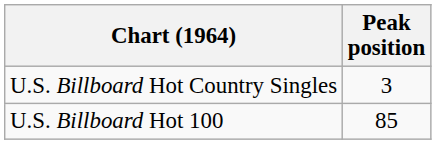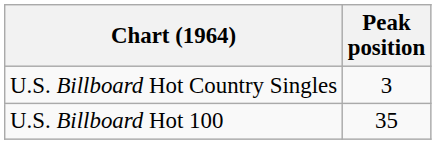(386, 120) 85 -> (386, 120) 35
